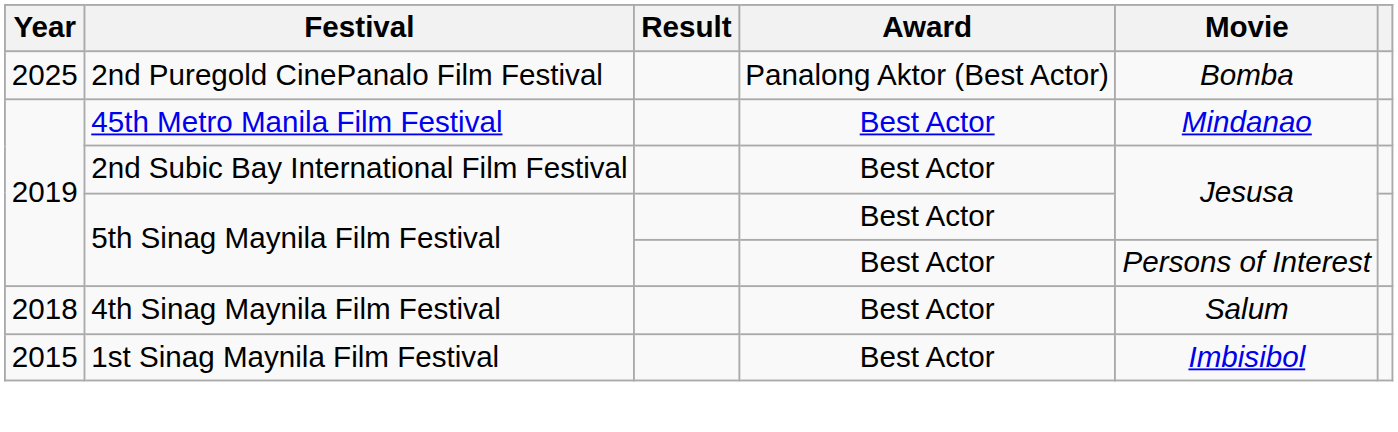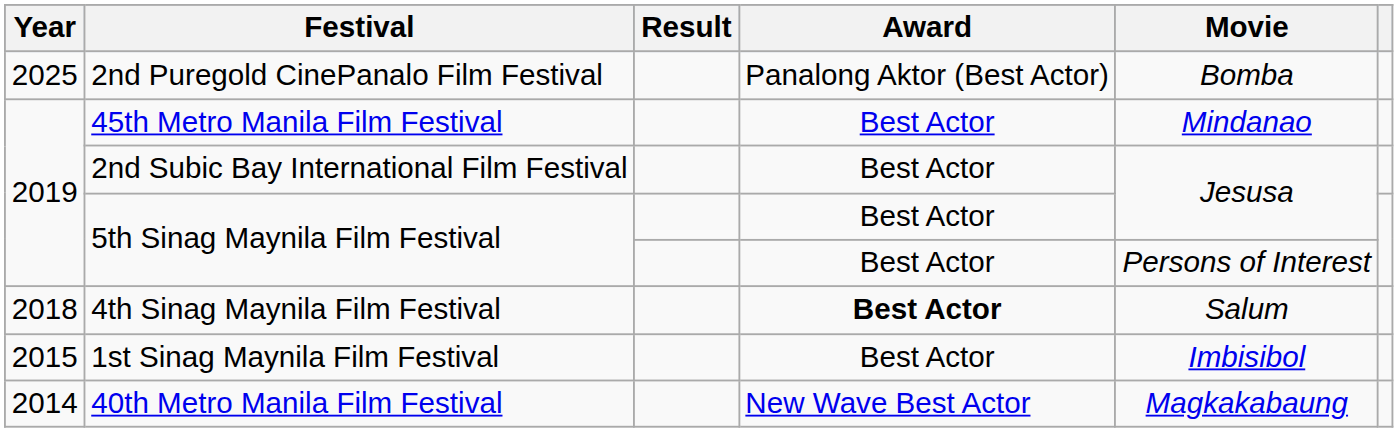(927, 309) normal -> (927, 309) bold
+ row: (45, 403)
